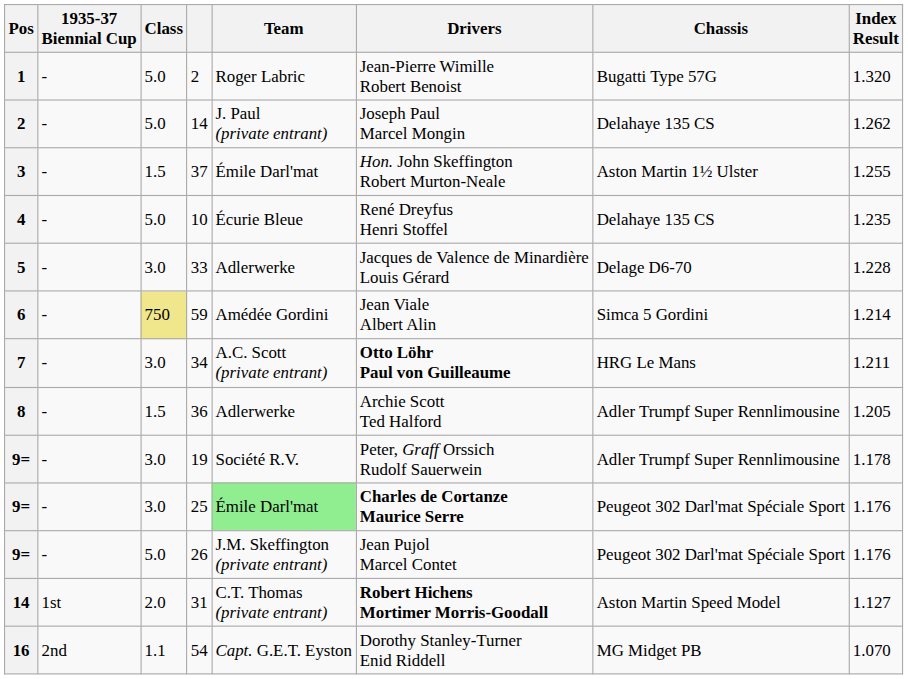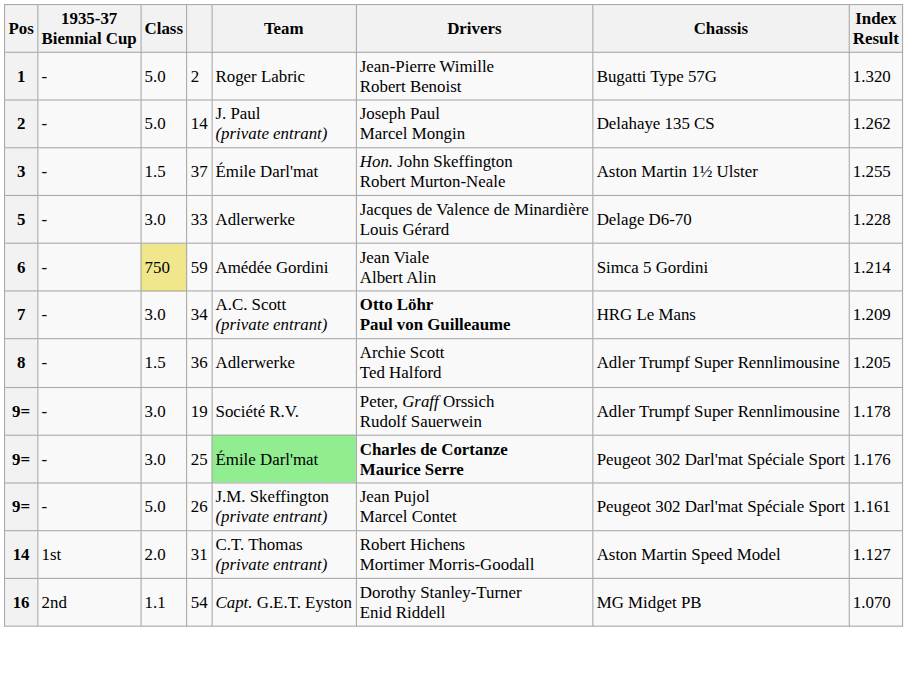- row: (199, 219)
(872, 363) 1.211 -> (872, 315) 1.209
(872, 554) 1.176 -> (872, 506) 1.161
(454, 602) bold -> (447, 554) normal
